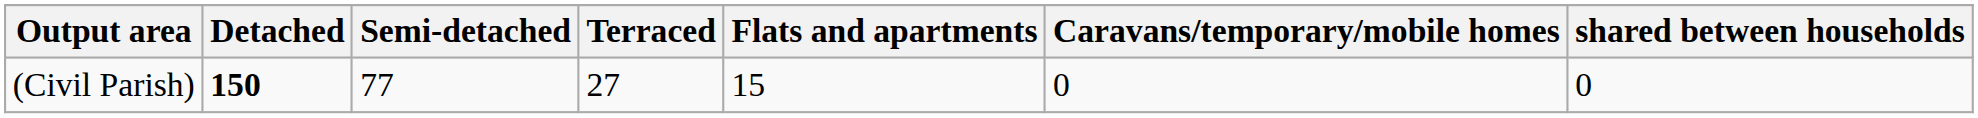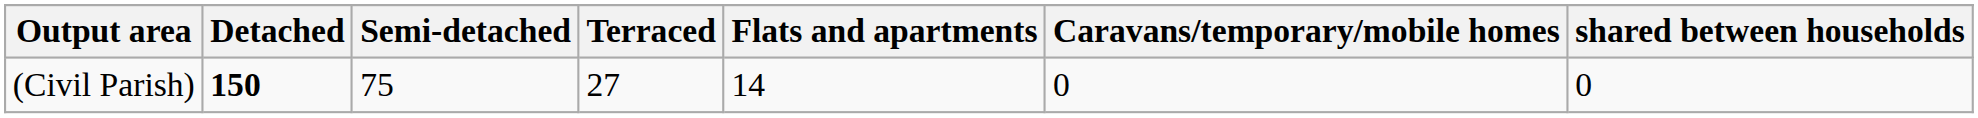(377, 84) 77 -> (377, 84) 75
(748, 84) 15 -> (748, 84) 14
